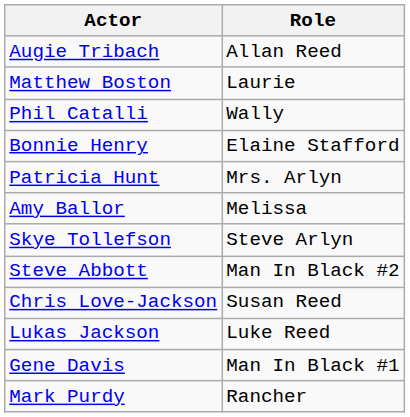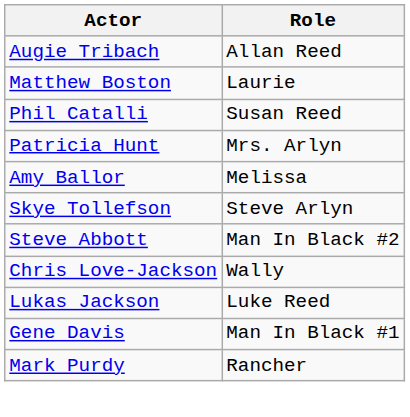(255, 114) Wally -> (284, 114) Susan Reed
- row: (79, 146)
(284, 303) Susan Reed -> (255, 271) Wally
